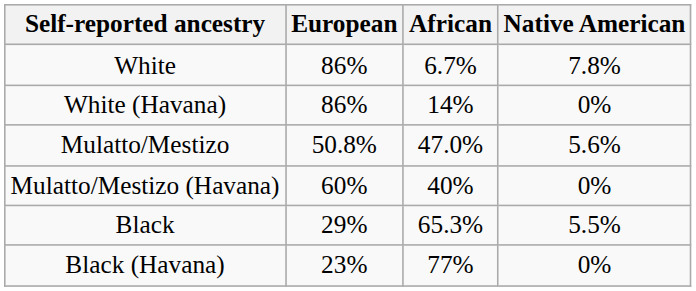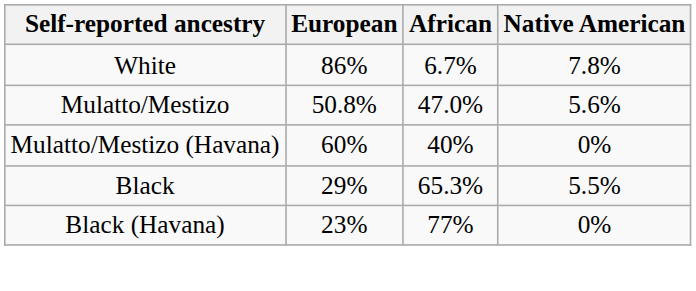- row: (145, 104)
